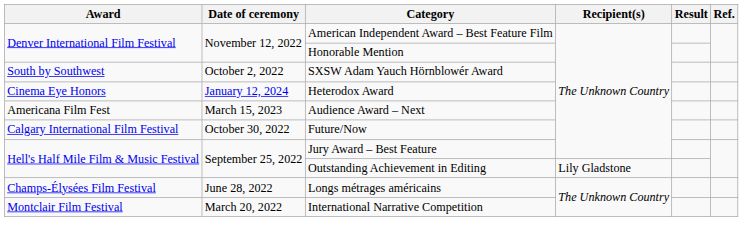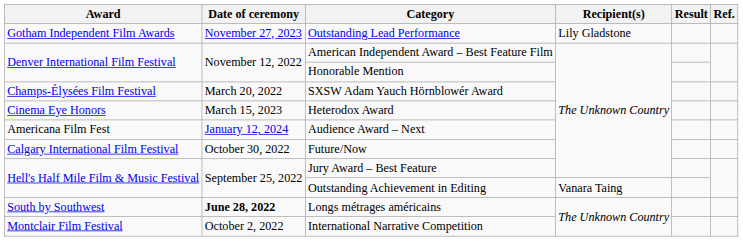+ row: (384, 33)
(56, 71) South by Southwest -> (81, 91) Champs-Élysées Film Festival
(244, 71) October 2, 2022 -> (243, 91) March 20, 2022
(247, 91) January 12, 2024 -> (243, 110) March 15, 2023
(243, 110) March 15, 2023 -> (247, 129) January 12, 2024
(595, 168) Lily Gladstone -> (590, 187) Vanara Taing
(81, 187) Champs-Élysées Film Festival -> (56, 206) South by Southwest
(239, 187) normal -> (240, 206) bold
(243, 206) March 20, 2022 -> (244, 226) October 2, 2022
